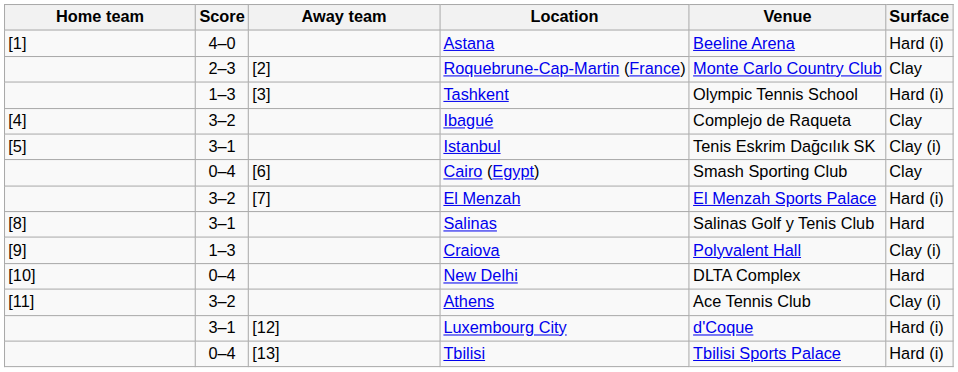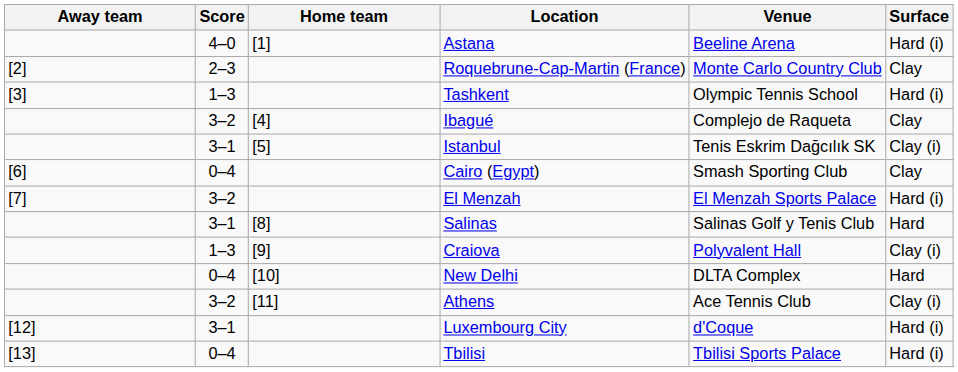columns swapped: (100, 17) <-> (344, 17)
